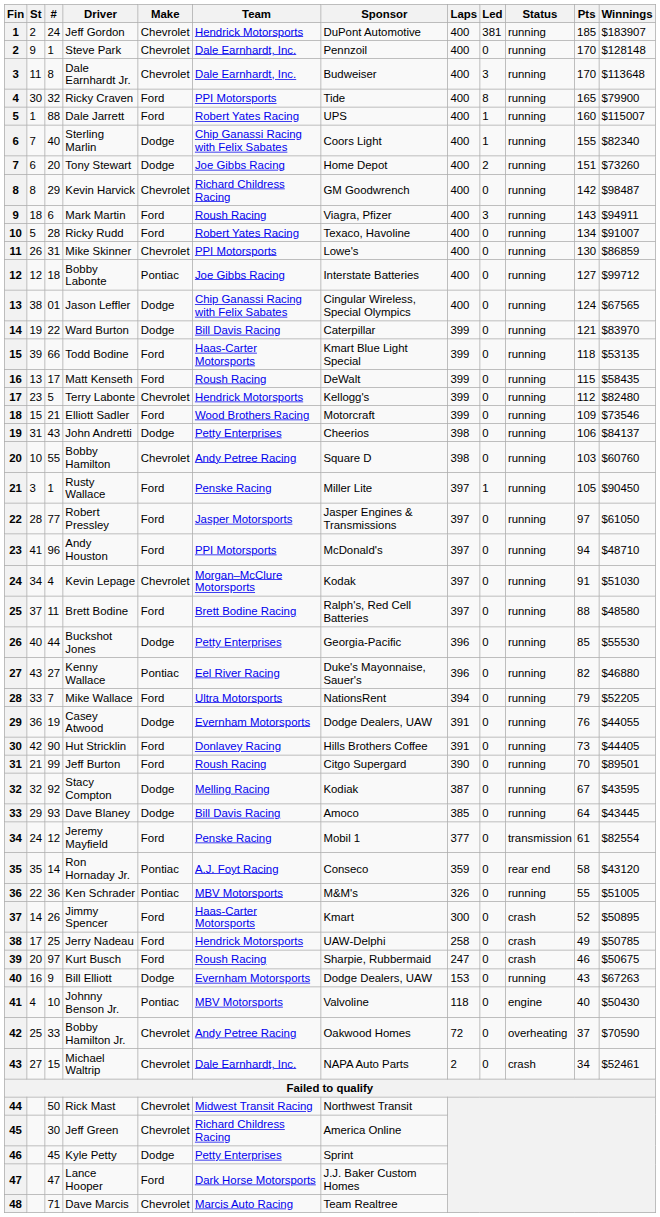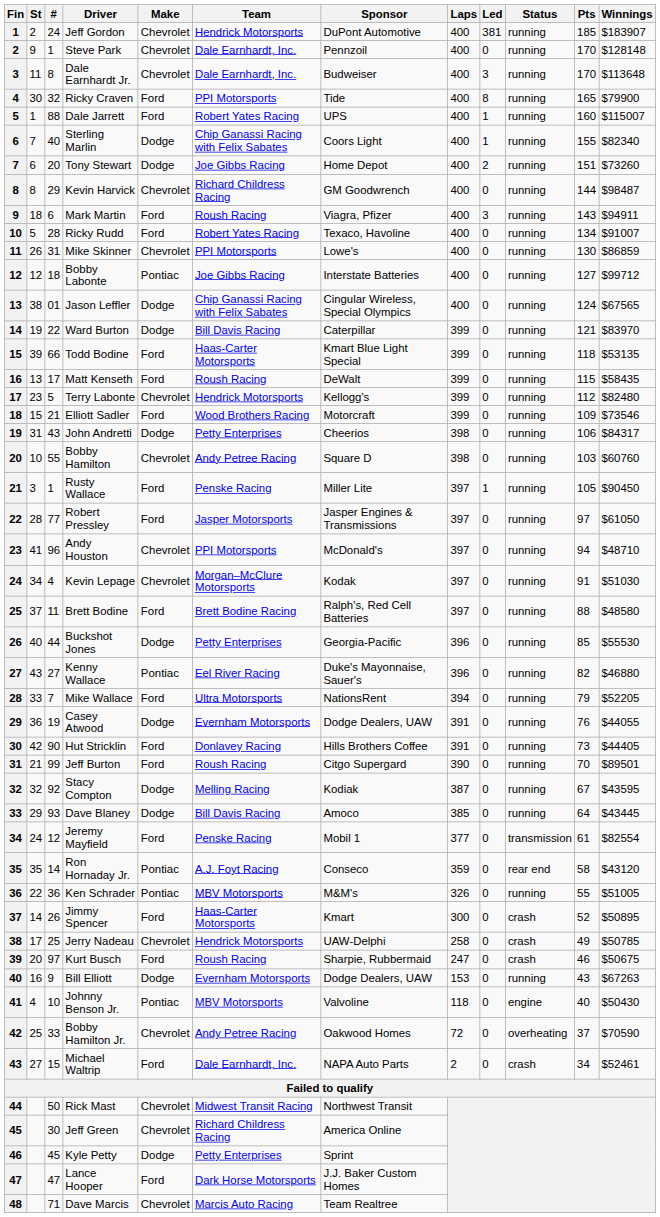(587, 190) 142 -> (587, 190) 144
(620, 433) $84137 -> (620, 433) $84317
(153, 550) Ford -> (165, 550) Chevrolet
(153, 942) Ford -> (165, 942) Chevrolet
(165, 1064) Chevrolet -> (153, 1064) Ford
